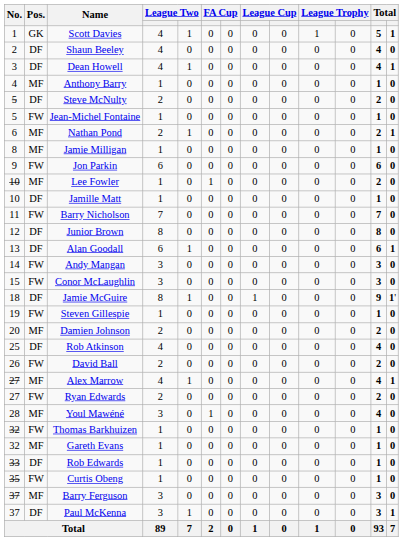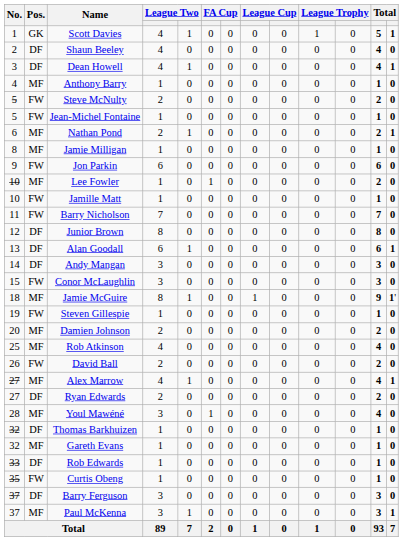(36, 100) DF -> (36, 100) FW
(36, 198) DF -> (36, 198) FW
(36, 264) FW -> (36, 264) DF
(36, 297) DF -> (36, 297) MF
(36, 347) DF -> (36, 347) MF
(36, 396) FW -> (36, 396) DF
(36, 429) FW -> (36, 429) DF
(36, 495) MF -> (36, 495) DF
(36, 512) DF -> (36, 512) MF
